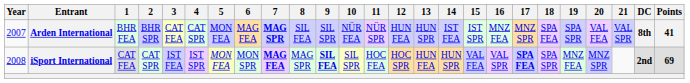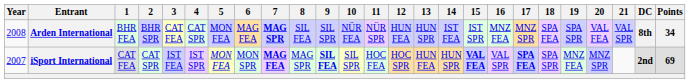(16, 33) 2007 -> (16, 33) 2008
(669, 33) 41 -> (670, 33) 34
(16, 60) 2008 -> (16, 60) 2007
(475, 60) normal -> (476, 60) bold
